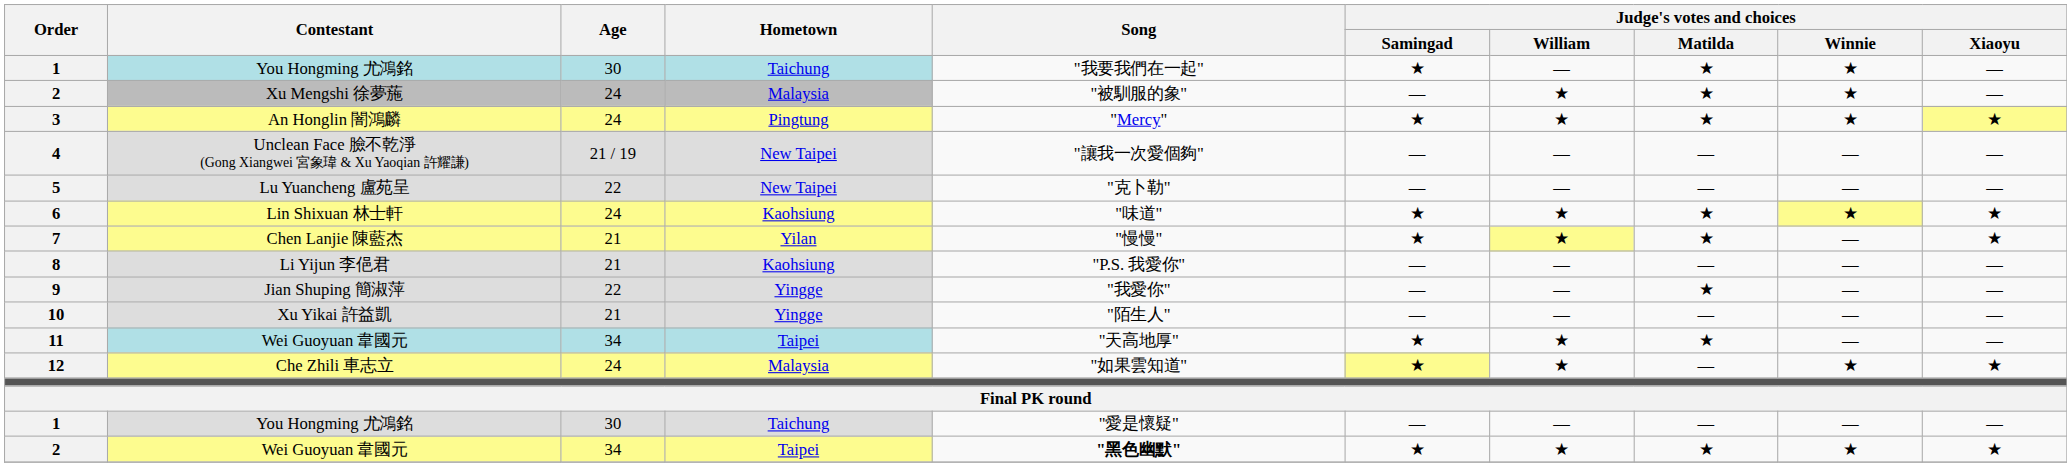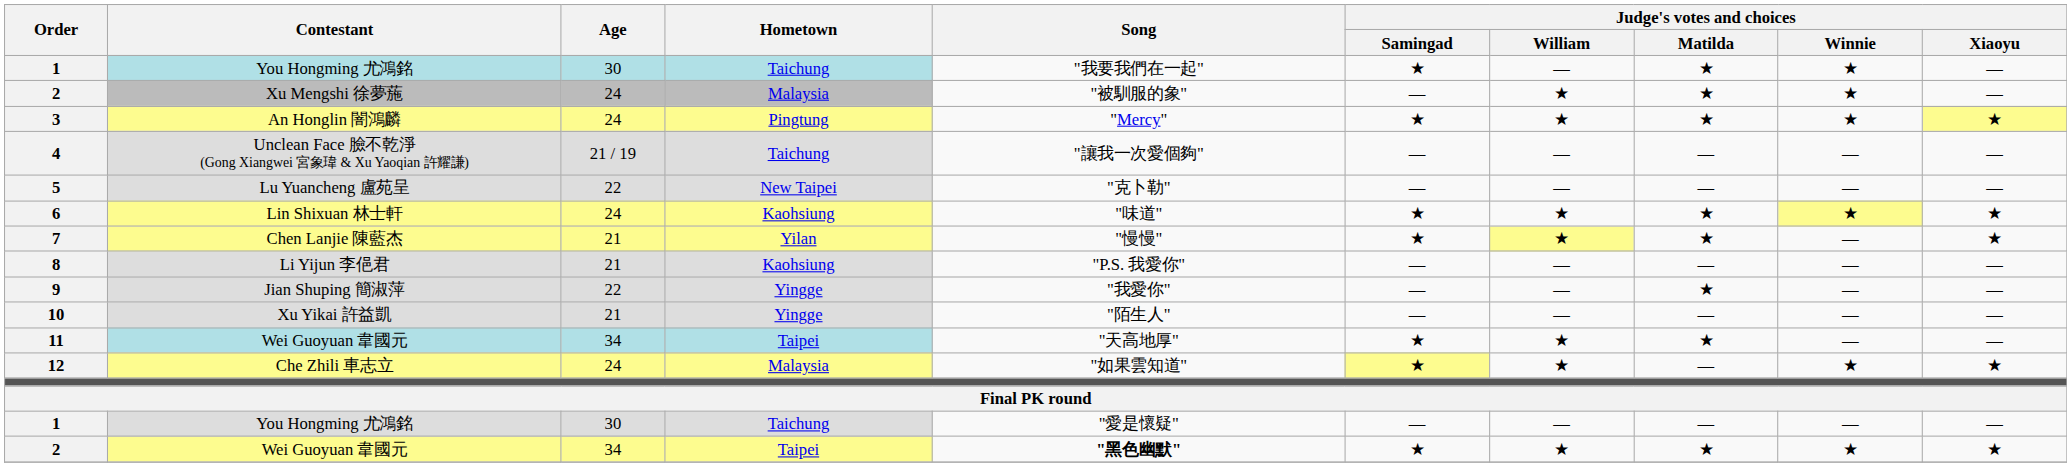(798, 153) New Taipei -> (798, 153) Taichung
